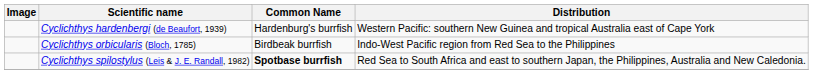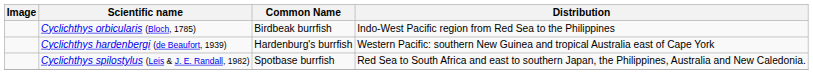rows swapped: (134, 28) <-> (118, 45)
(298, 61) bold -> (294, 61) normal
